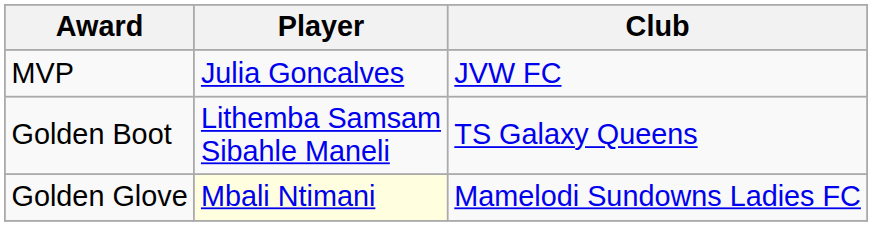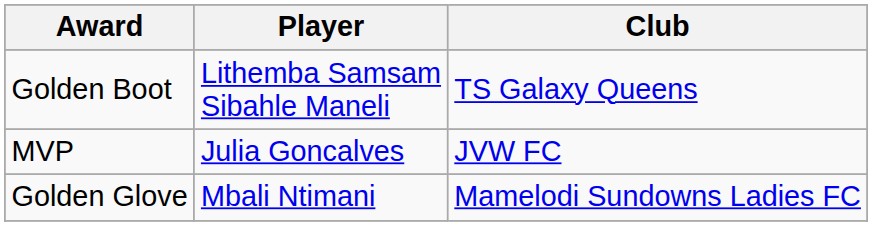rows swapped: (43, 73) <-> (92, 134)
(288, 196) lightyellow background -> (288, 196) no background
